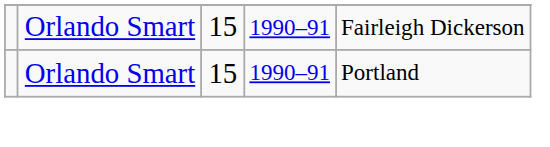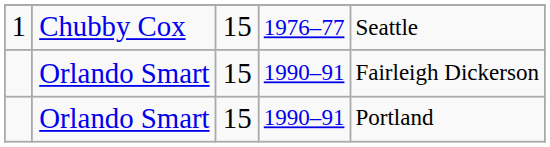+ row: (19, 27)
